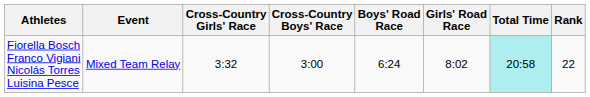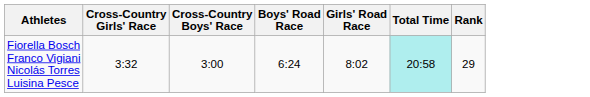- column: (133, 20)
(568, 64) 22 -> (469, 64) 29
